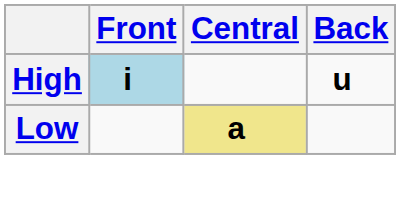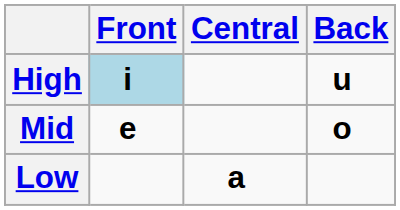+ row: (47, 128)
(245, 128) khaki background -> (245, 178) no background
